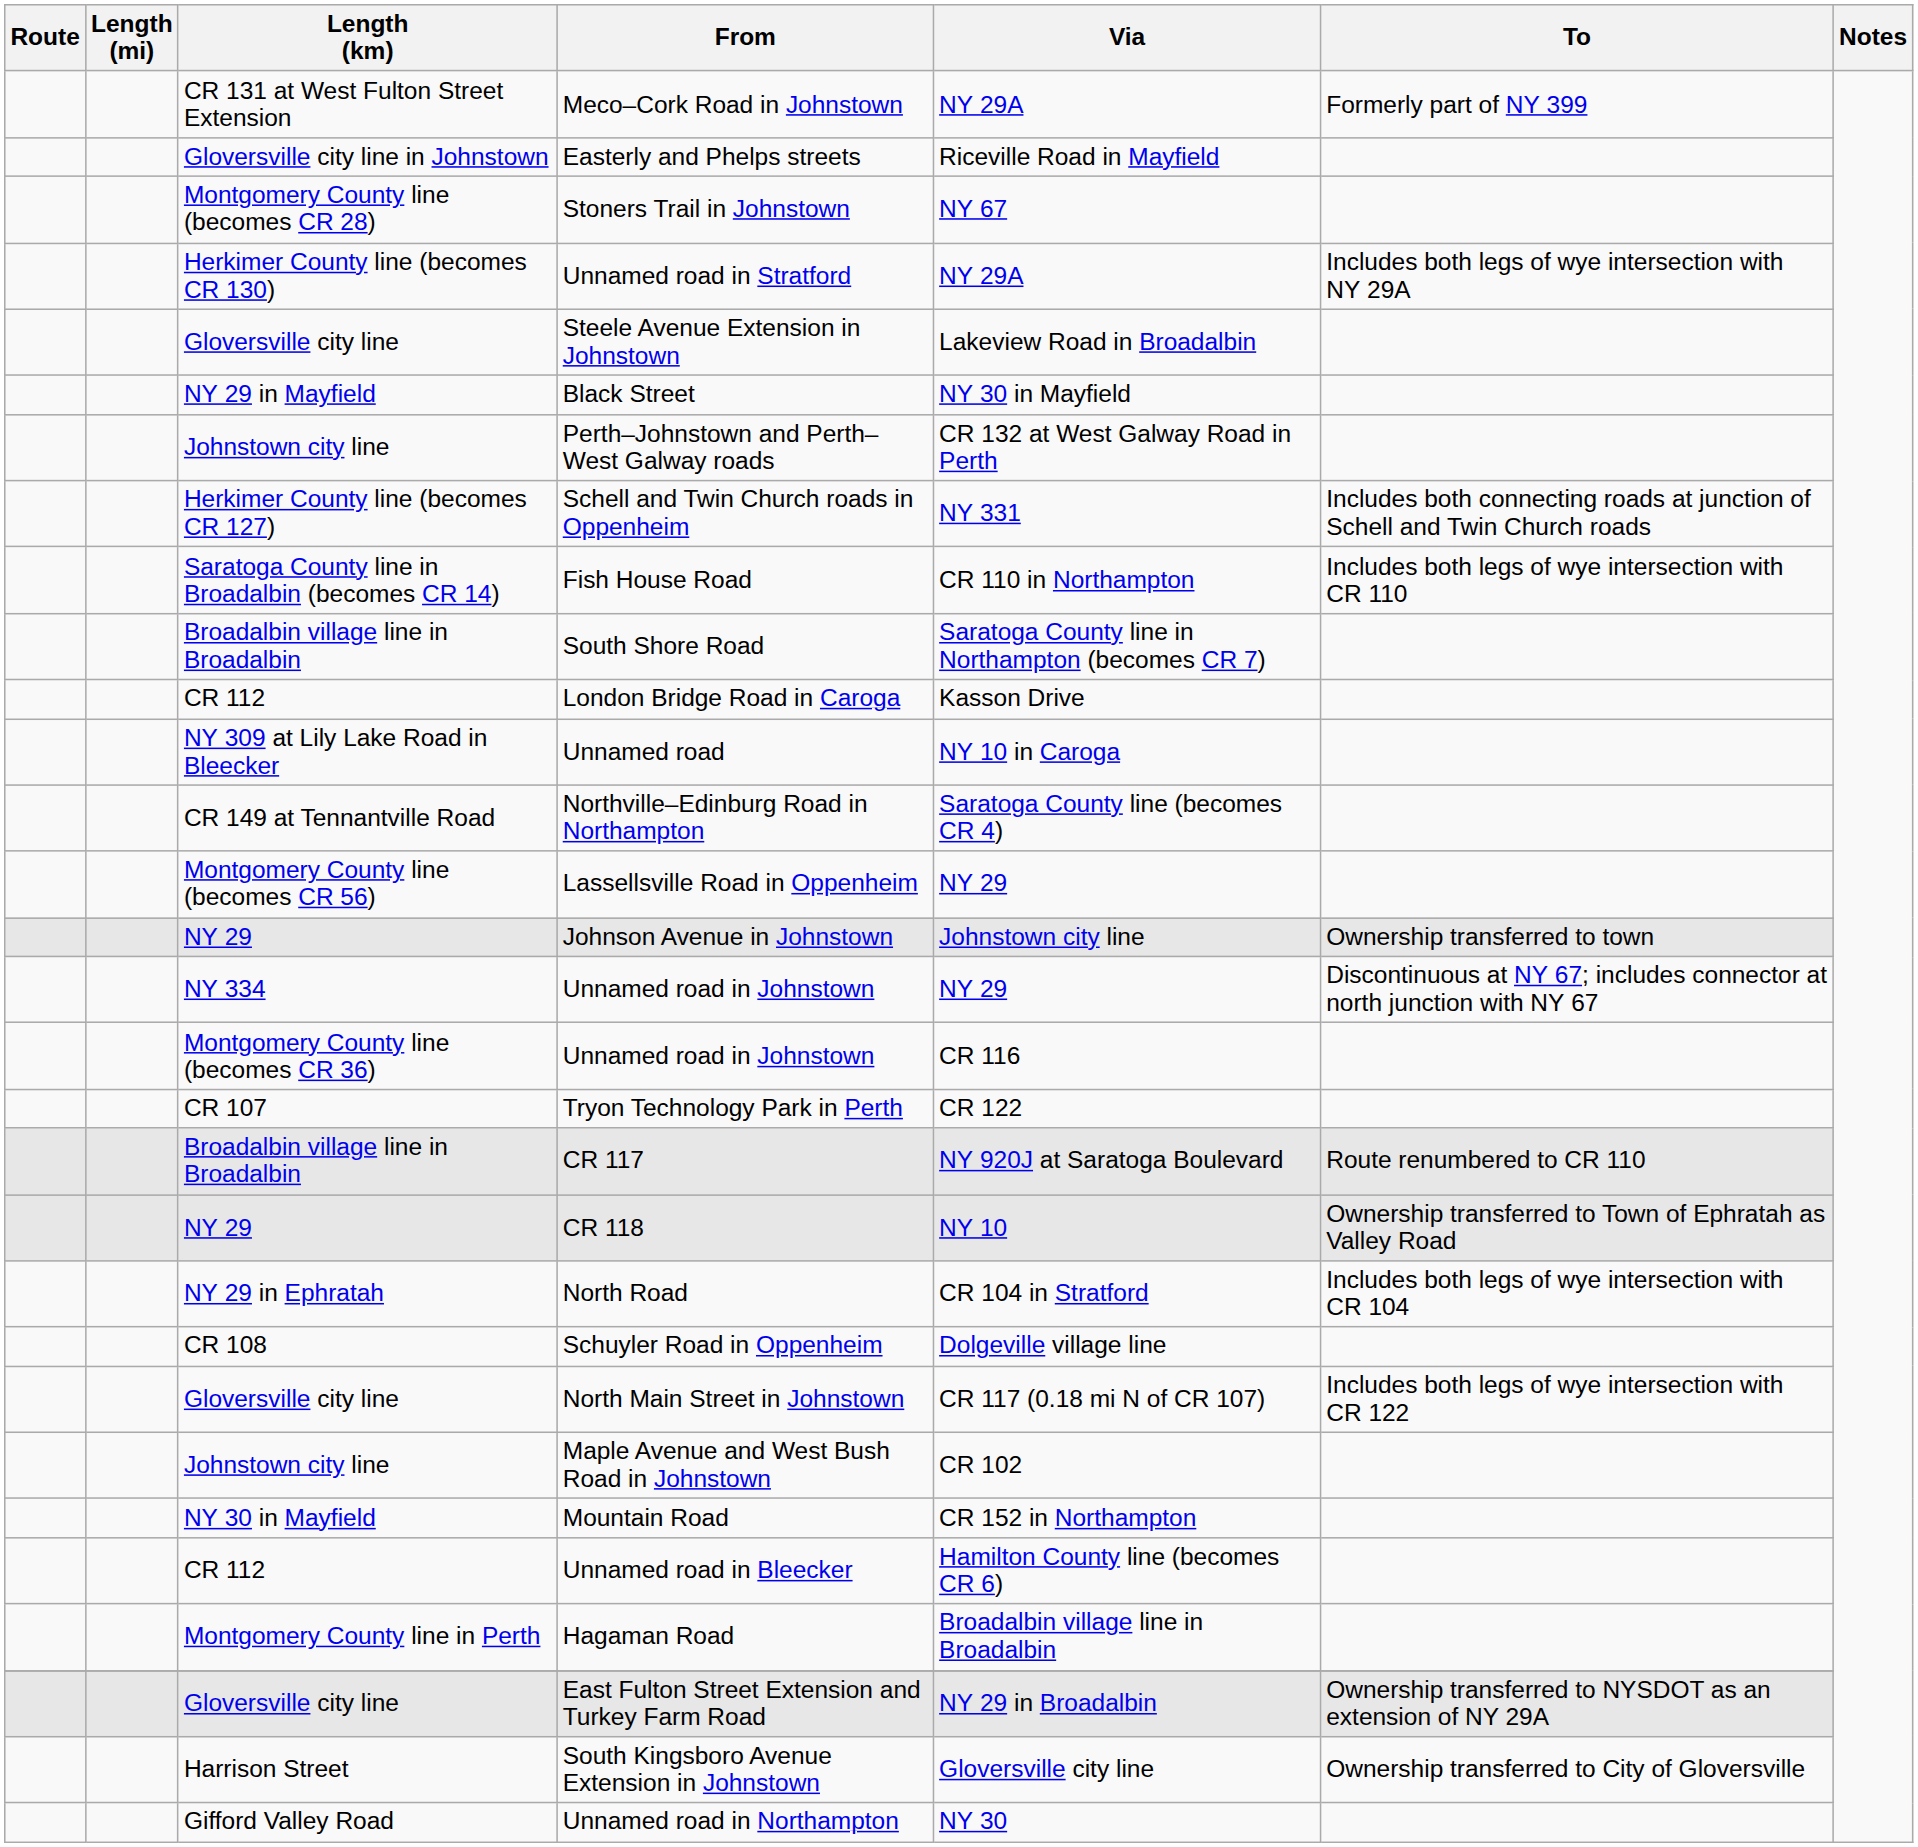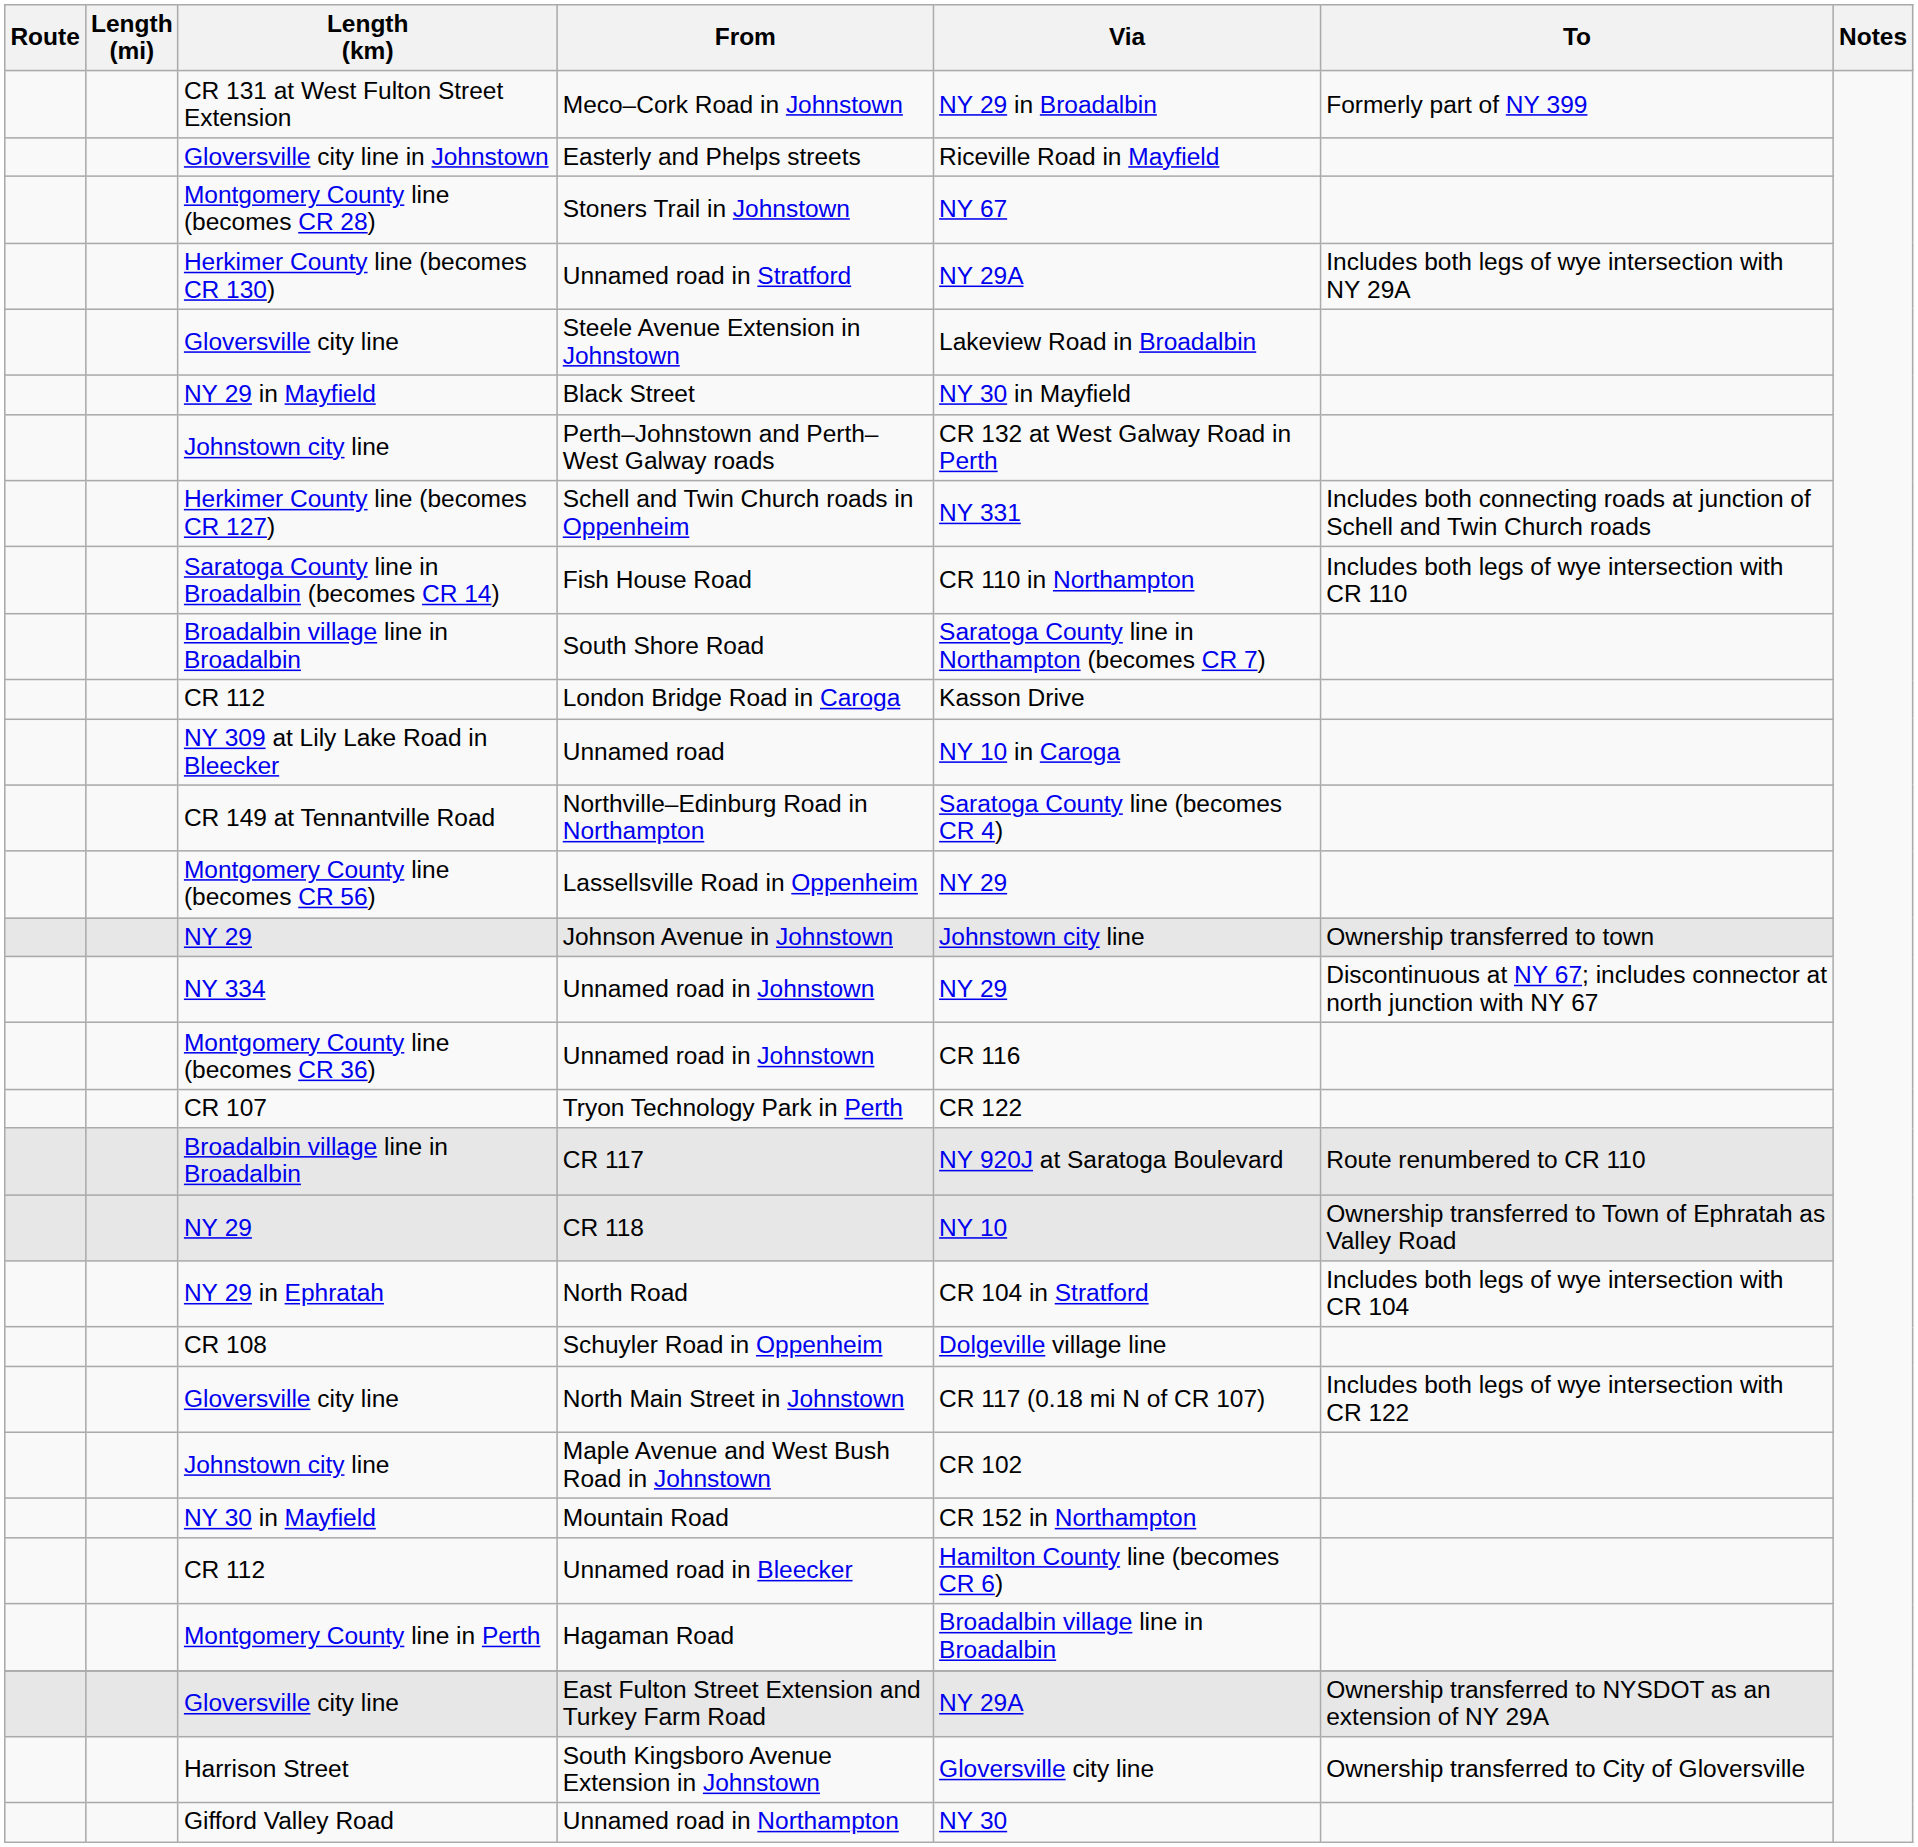(981, 104) NY 29A -> (1048, 104) NY 29 in Broadalbin
(1048, 1703) NY 29 in Broadalbin -> (981, 1703) NY 29A
